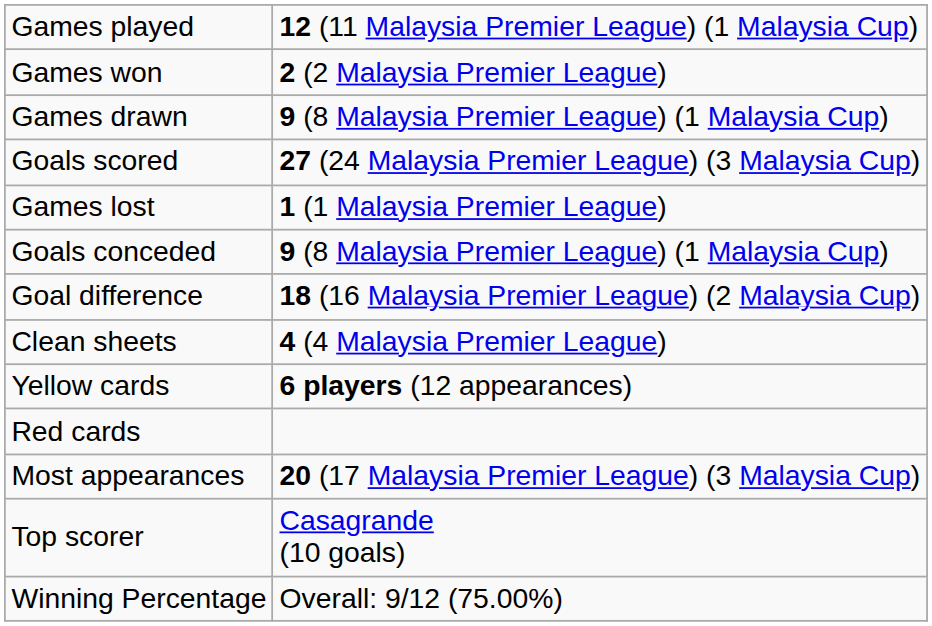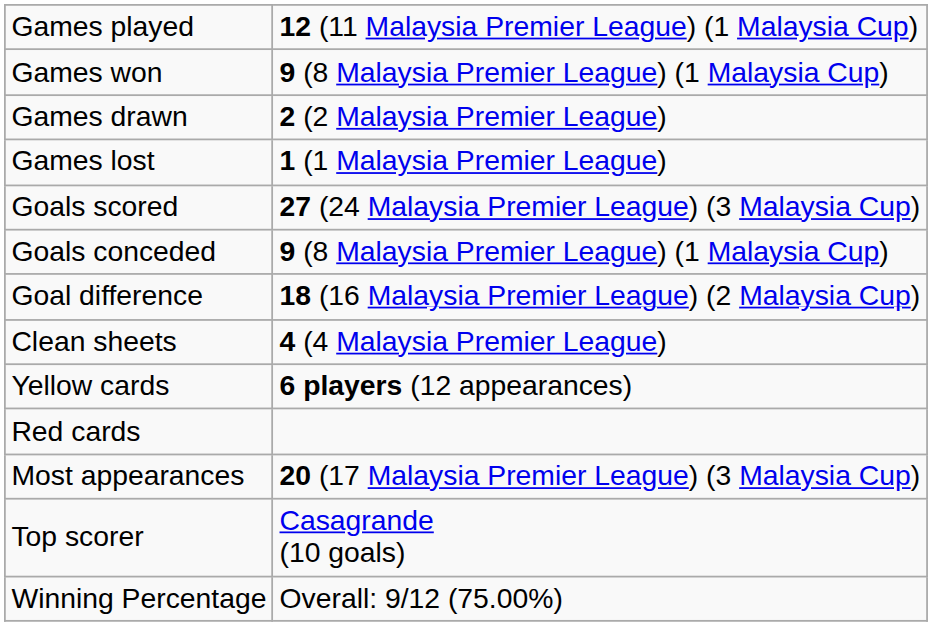(473, 71) 2 (2 Malaysia Premier League) -> (584, 71) 9 (8 Malaysia Premier League) (1 Malaysia Cup)
(584, 116) 9 (8 Malaysia Premier League) (1 Malaysia Cup) -> (473, 116) 2 (2 Malaysia Premier League)
rows swapped: (83, 206) <-> (95, 161)
